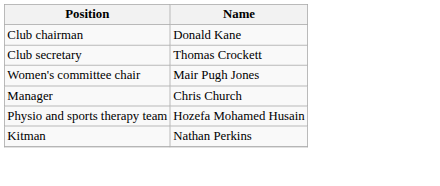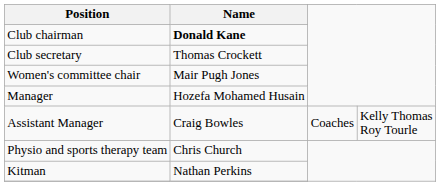(207, 34) normal -> (209, 34) bold
(208, 95) Chris Church -> (239, 95) Hozefa Mohamed Husain
+ row: (55, 123)
(239, 116) Hozefa Mohamed Husain -> (208, 150) Chris Church
